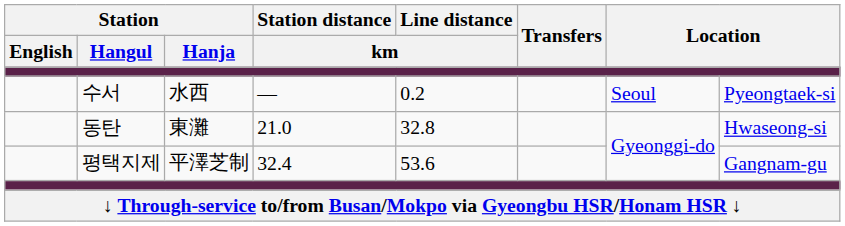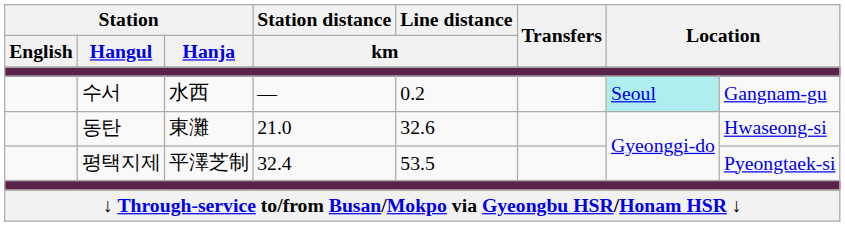(633, 93) no background -> (633, 93) paleturquoise background
(780, 93) Pyeongtaek-si -> (775, 93) Gangnam-gu
(418, 128) 32.8 -> (418, 128) 32.6
(418, 163) 53.6 -> (418, 163) 53.5
(775, 163) Gangnam-gu -> (780, 163) Pyeongtaek-si
